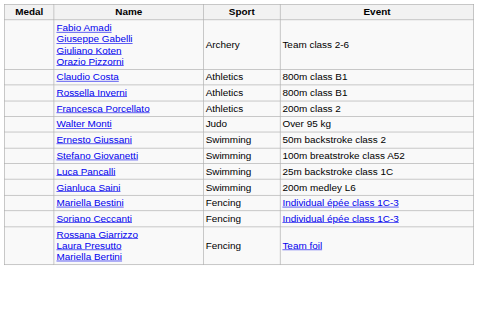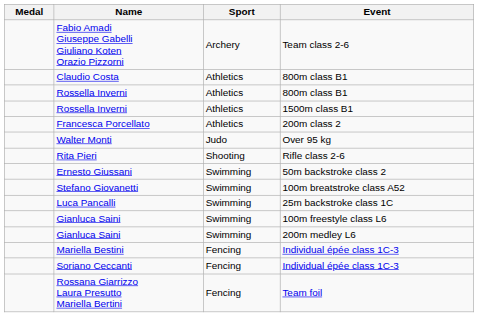+ row: (92, 108)
+ row: (77, 155)
+ row: (88, 218)
